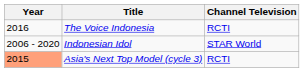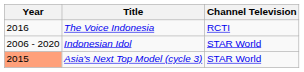(219, 59) RCTI -> (234, 59) STAR World
